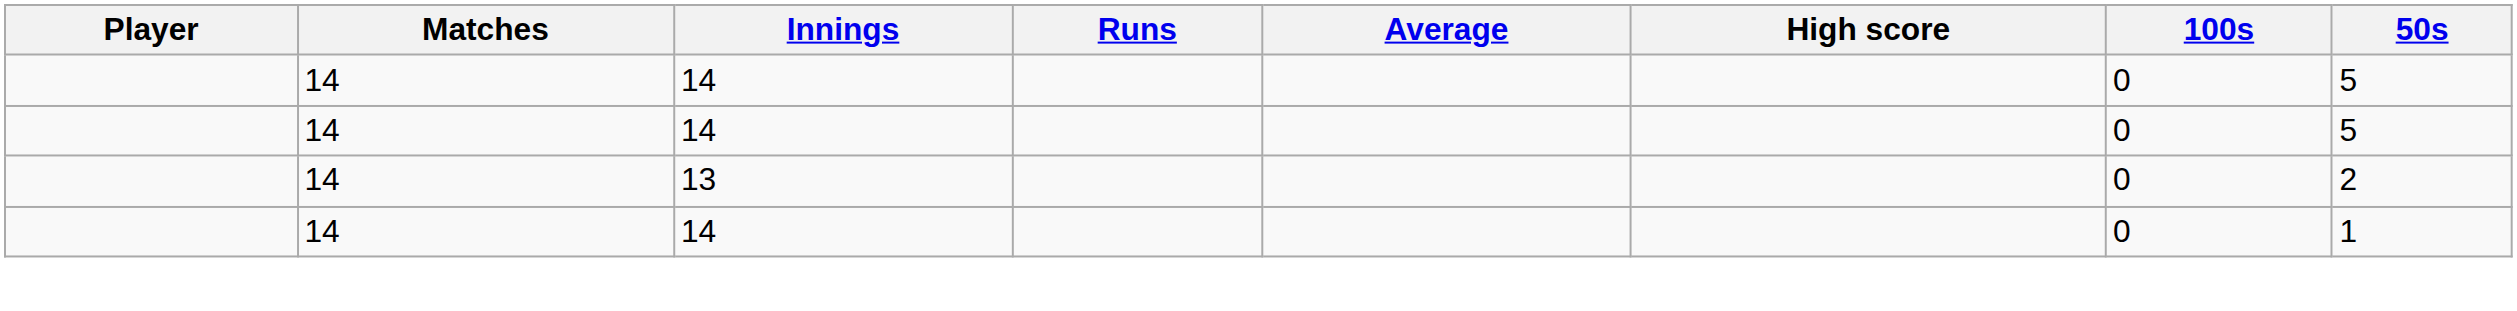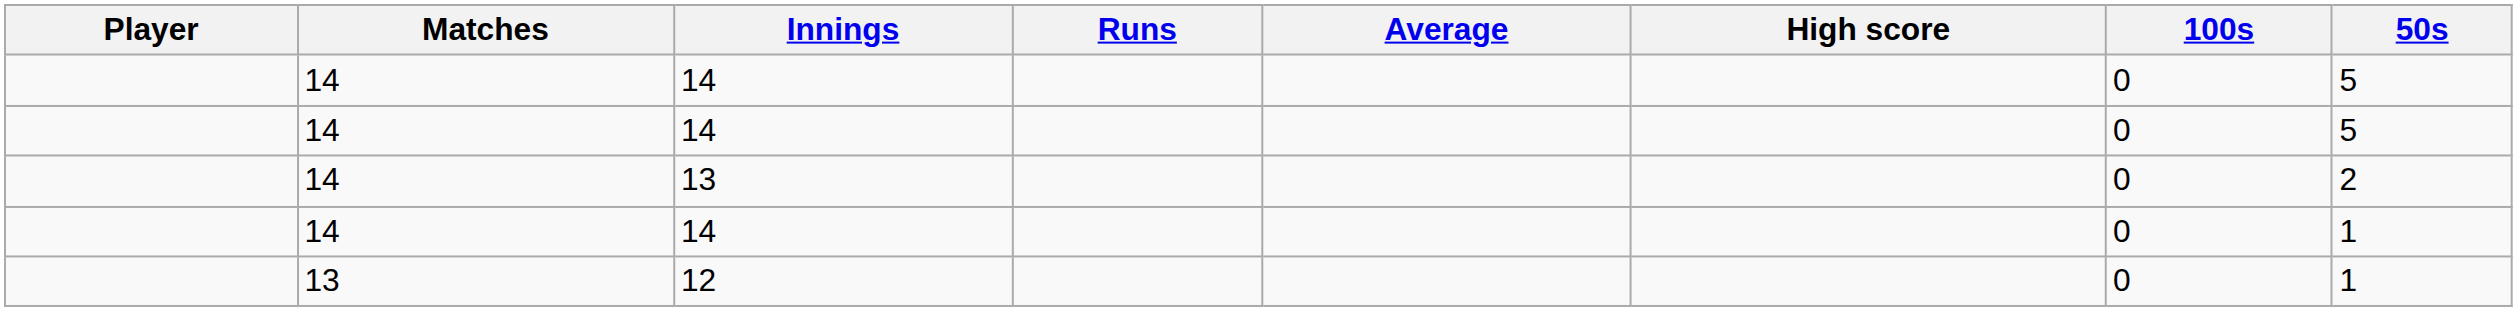+ row: (322, 280)
